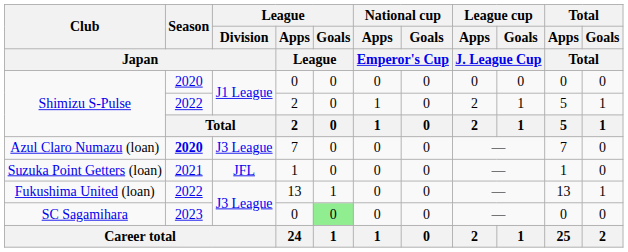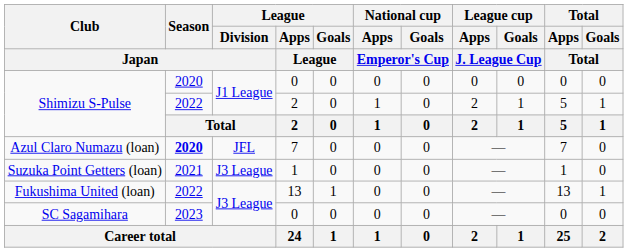(244, 147) J3 League -> (244, 147) JFL
(244, 170) JFL -> (244, 170) J3 League
(333, 214) lightgreen background -> (333, 214) no background
